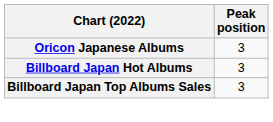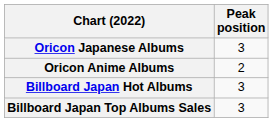+ row: (109, 68)
